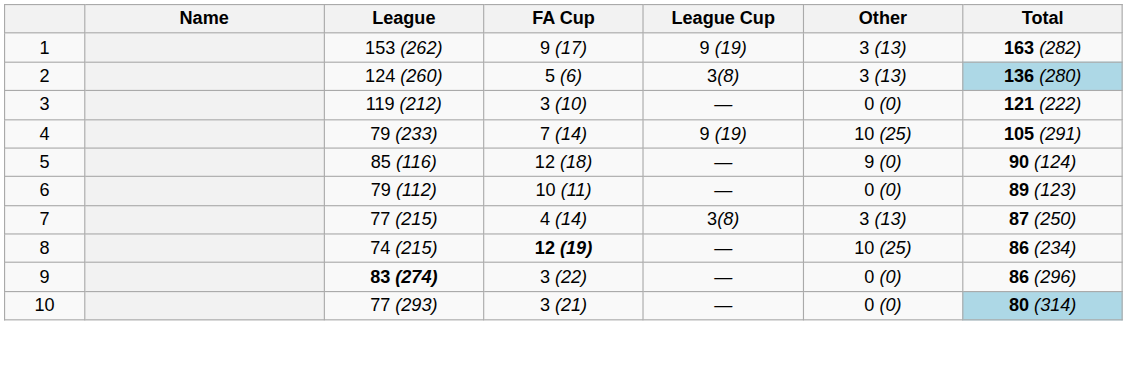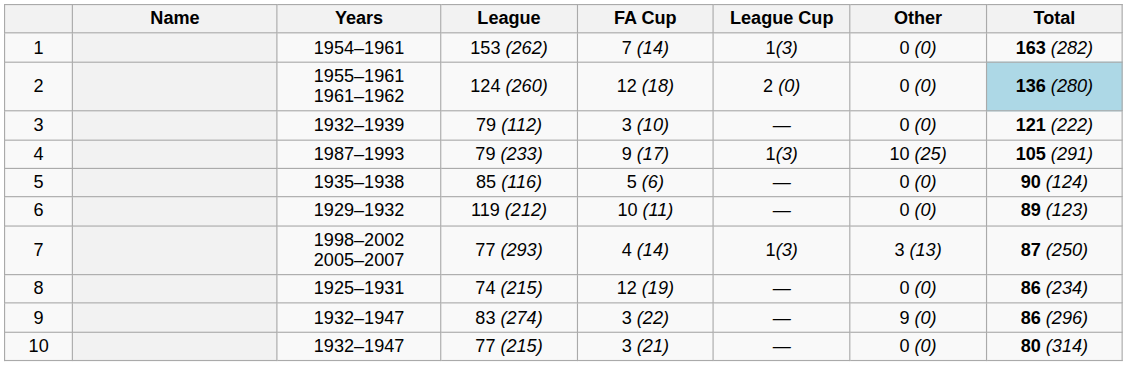+ column: (359, 18)
(564, 47) 9 (17) -> (645, 47) 7 (14)
(723, 47) 9 (19) -> (782, 47) 1(3)
(883, 47) 3 (13) -> (918, 47) 0 (0)
(564, 76) 5 (6) -> (645, 86) 12 (18)
(723, 76) 3(8) -> (782, 86) 2 (0)
(883, 76) 3 (13) -> (918, 86) 0 (0)
(404, 104) 119 (212) -> (509, 125) 79 (112)
(564, 133) 7 (14) -> (645, 153) 9 (17)
(723, 133) 9 (19) -> (782, 153) 1(3)
(564, 162) 12 (18) -> (645, 182) 5 (6)
(883, 162) 9 (0) -> (918, 182) 0 (0)
(404, 190) 79 (112) -> (509, 211) 119 (212)
(404, 219) 77 (215) -> (509, 250) 77 (293)
(723, 219) 3(8) -> (782, 250) 1(3)
(564, 248) bold -> (645, 288) normal
(883, 248) 10 (25) -> (918, 288) 0 (0)
(404, 276) bold -> (509, 317) normal
(883, 276) 0 (0) -> (918, 317) 9 (0)
(404, 305) 77 (293) -> (509, 346) 77 (215)
(1043, 305) lightblue background -> (1054, 346) no background
